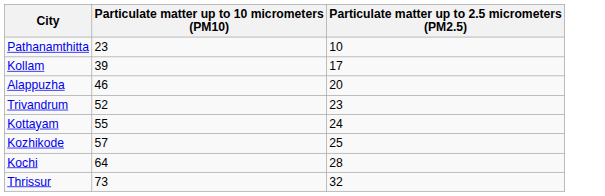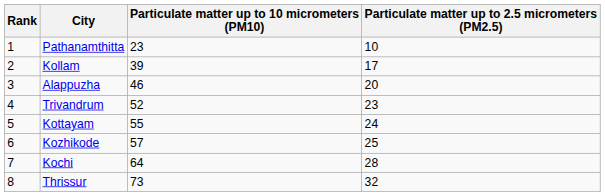+ column: (22, 20)
